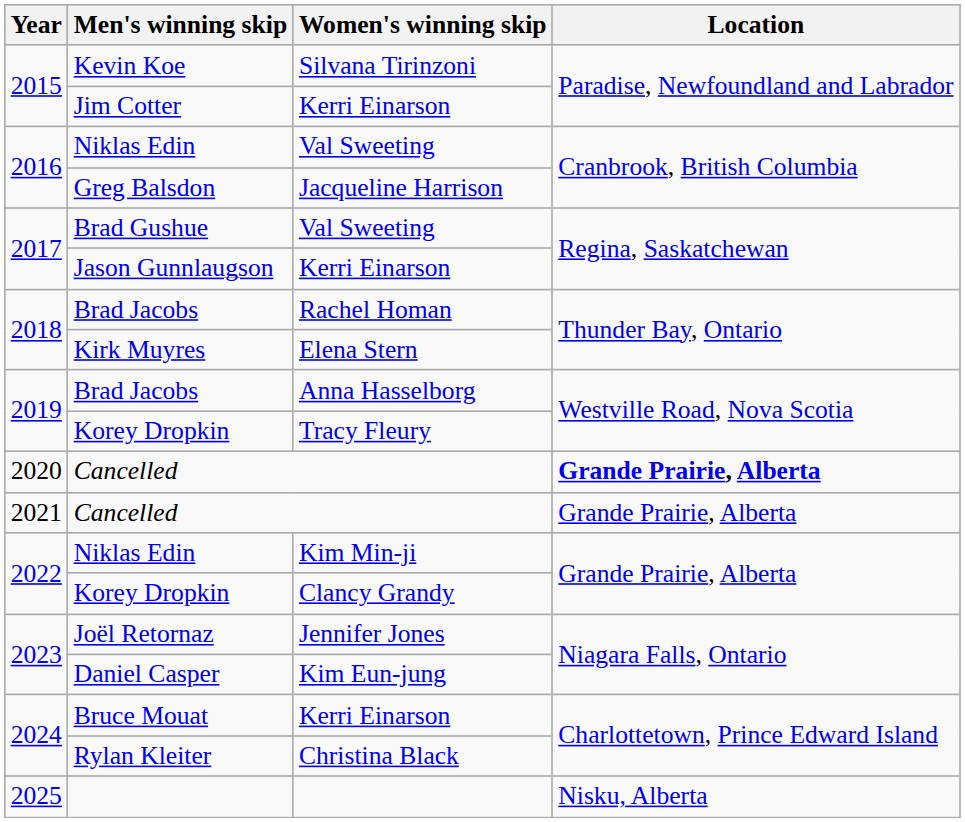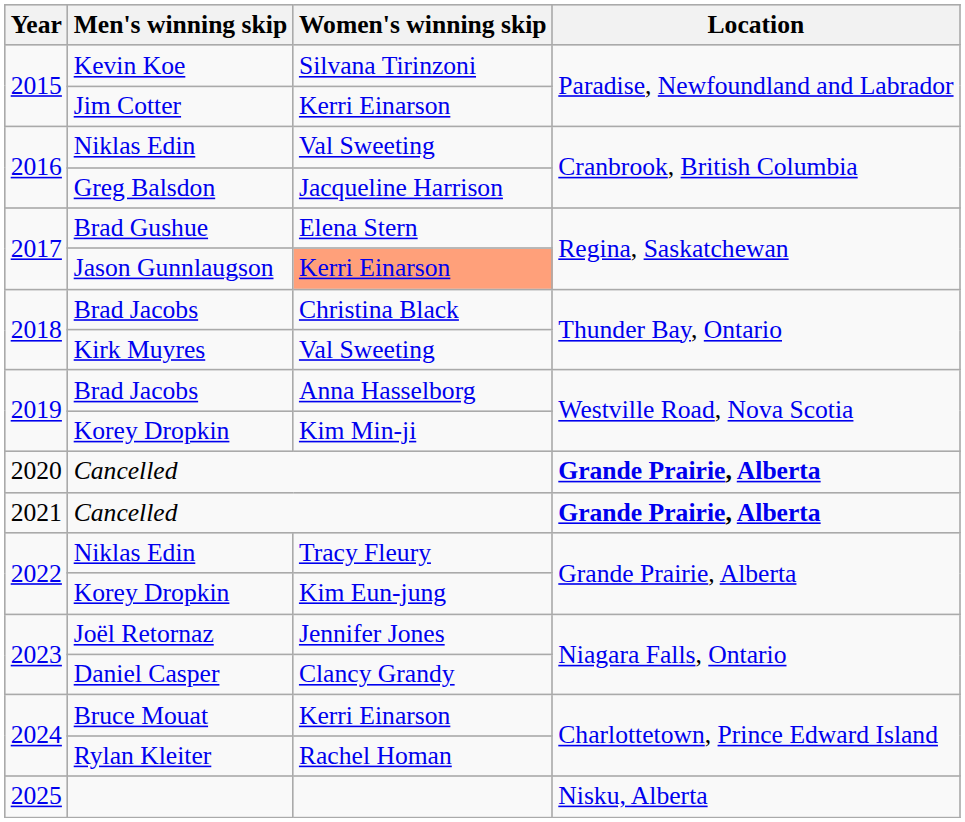(367, 227) Val Sweeting -> (358, 227) Elena Stern
(375, 268) no background -> (375, 268) lightsalmon background
(375, 308) Rachel Homan -> (379, 308) Christina Black
(358, 349) Elena Stern -> (367, 349) Val Sweeting
(365, 430) Tracy Fleury -> (358, 430) Kim Min-ji
(677, 512) normal -> (689, 512) bold
(358, 552) Kim Min-ji -> (365, 552) Tracy Fleury
(377, 593) Clancy Grandy -> (373, 593) Kim Eun-jung
(373, 674) Kim Eun-jung -> (377, 674) Clancy Grandy
(379, 755) Christina Black -> (375, 755) Rachel Homan
